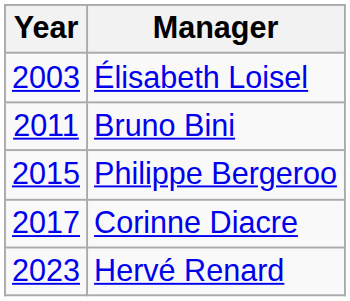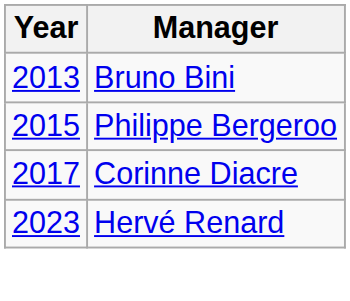- row: (201, 77)
(46, 125) 2011 -> (46, 77) 2013
